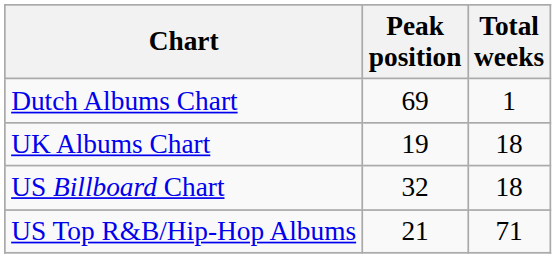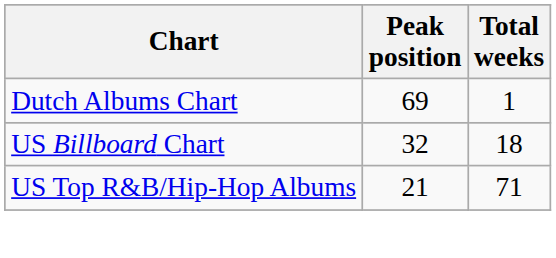- row: (111, 143)
